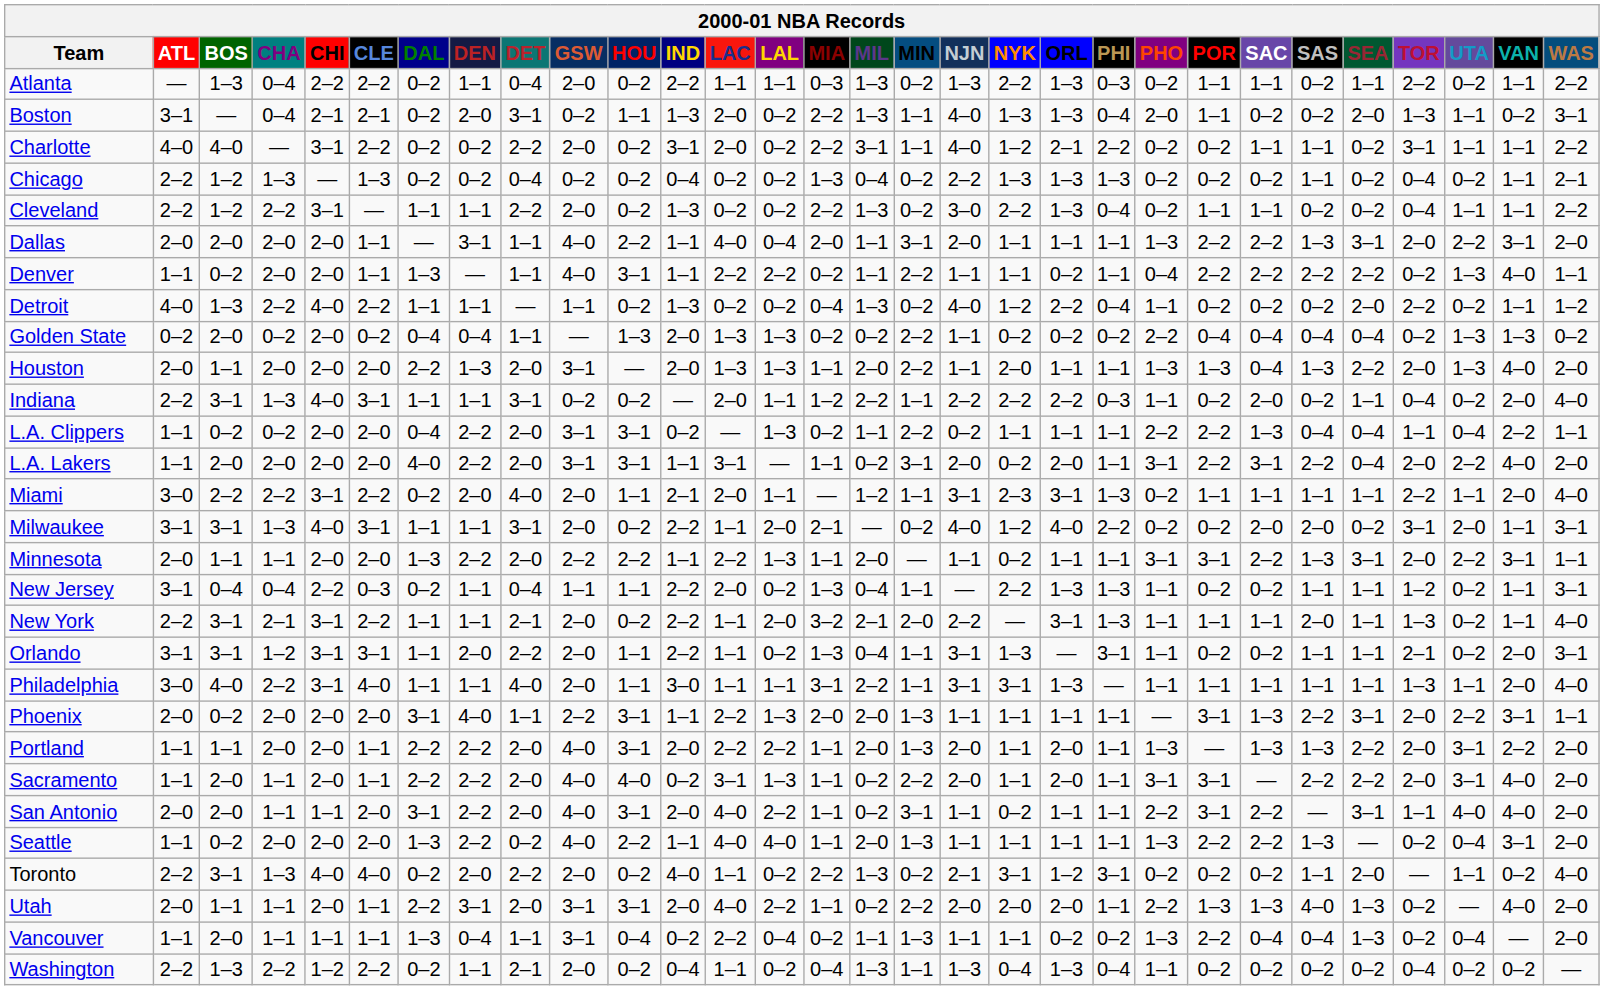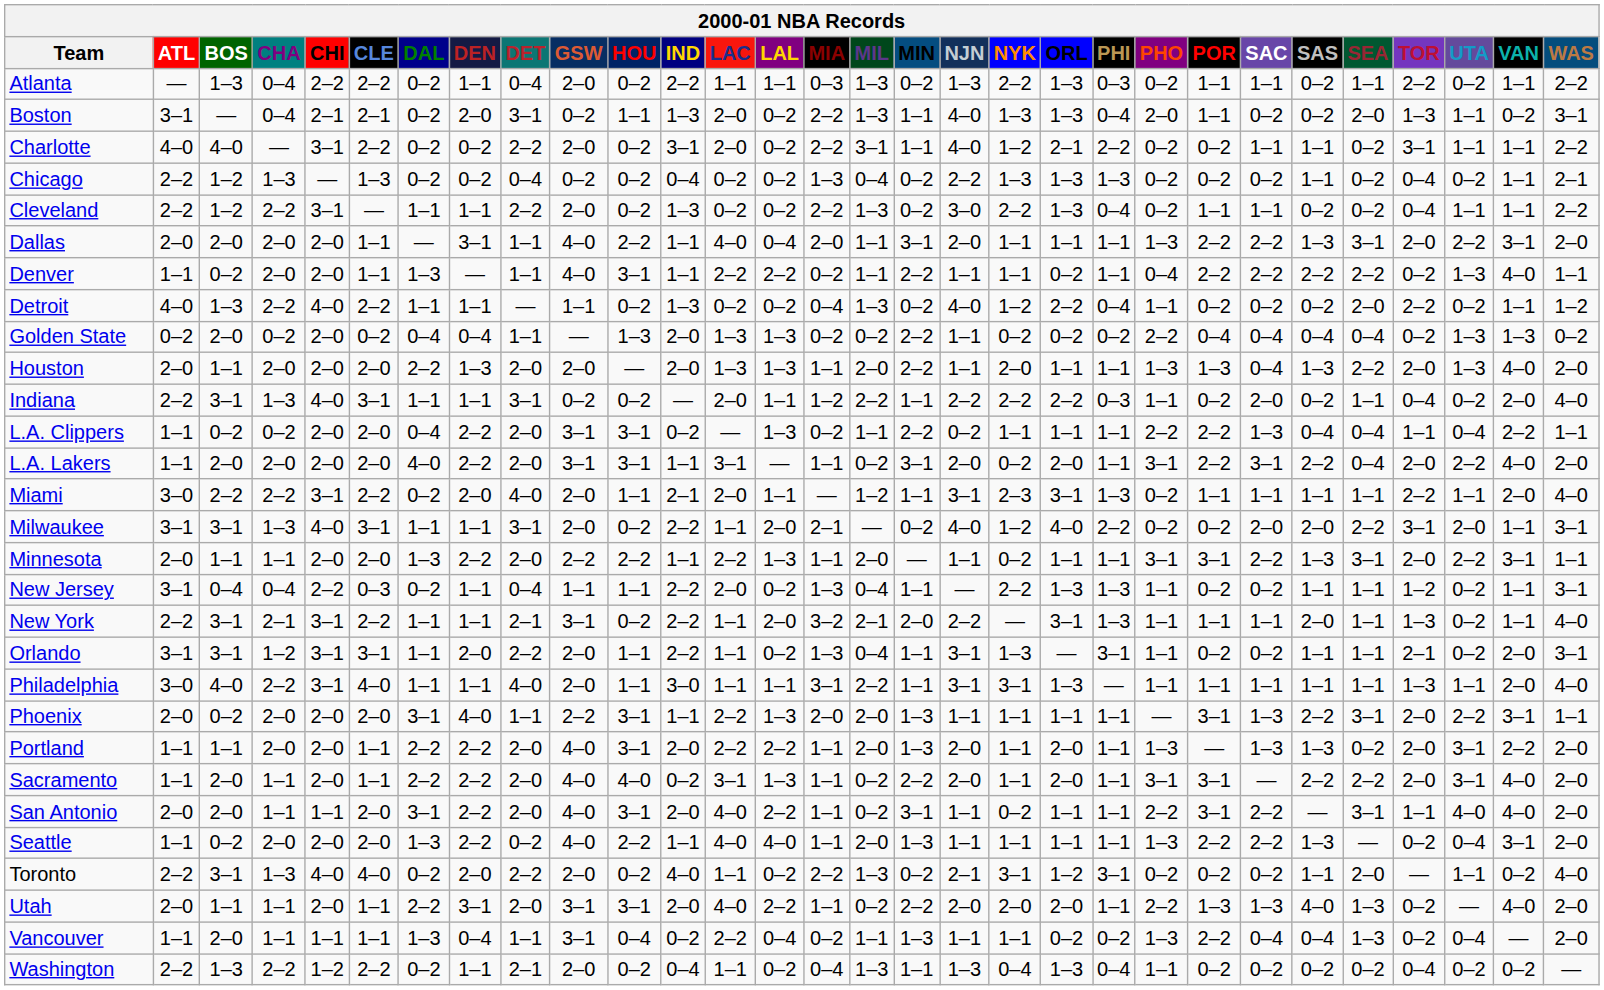(579, 369) 3–1 -> (579, 369) 2–0
(1368, 527) 0–2 -> (1368, 527) 2–2
(579, 622) 2–0 -> (579, 622) 3–1
(1368, 748) 2–2 -> (1368, 748) 0–2
